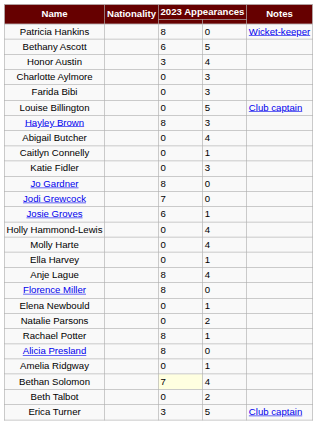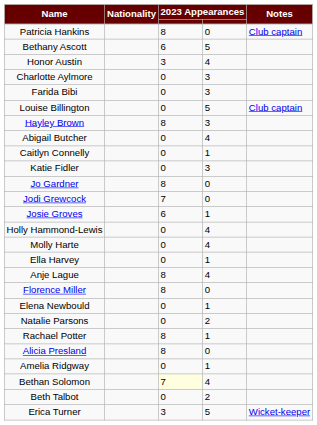(280, 31) Wicket-keeper -> (276, 31) Club captain
(276, 412) Club captain -> (280, 412) Wicket-keeper
